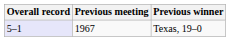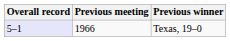(85, 28) 1967 -> (85, 28) 1966
